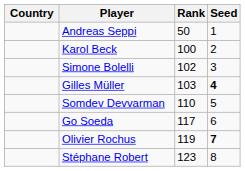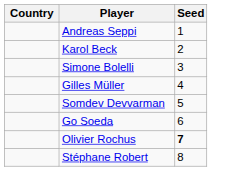- column: (191, 13)
(213, 85) bold -> (180, 85) normal
